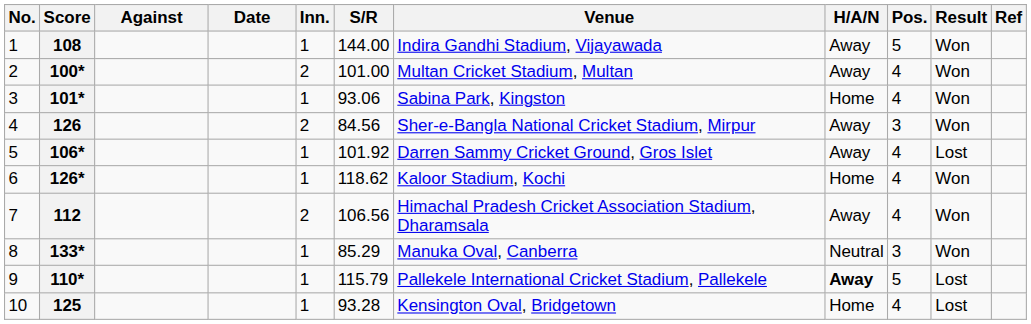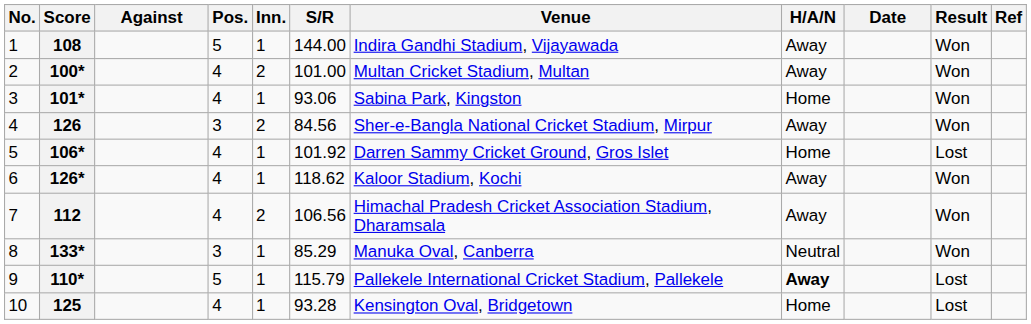columns swapped: (910, 17) <-> (252, 17)
(850, 152) Away -> (808, 152) Home
(852, 179) Home -> (806, 179) Away
